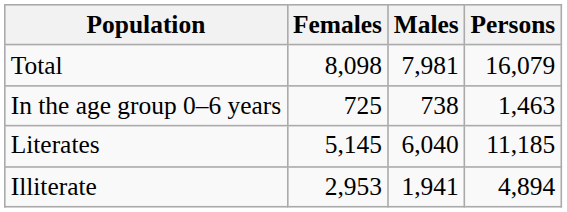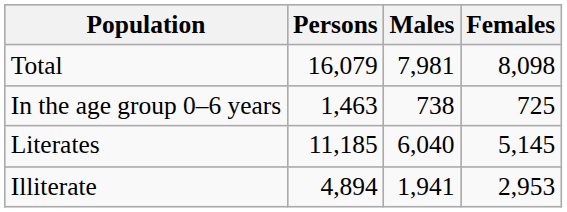columns swapped: (513, 24) <-> (337, 24)
